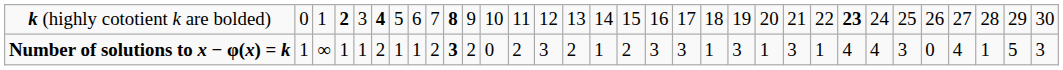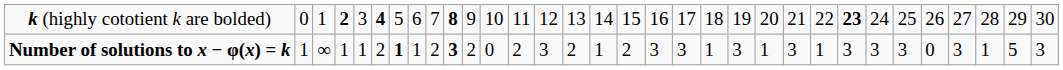(399, 49) normal -> (399, 49) bold
(847, 49) 4 -> (847, 49) 3
(875, 49) 4 -> (875, 49) 3
(958, 49) 4 -> (958, 49) 3
